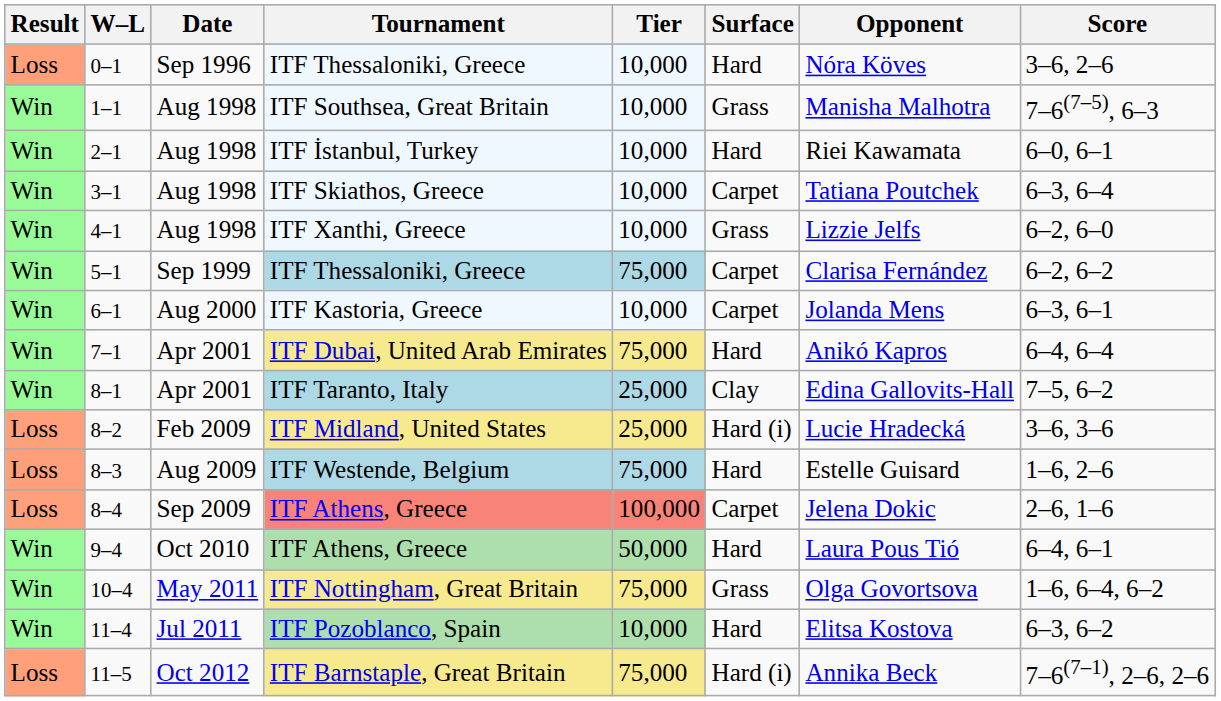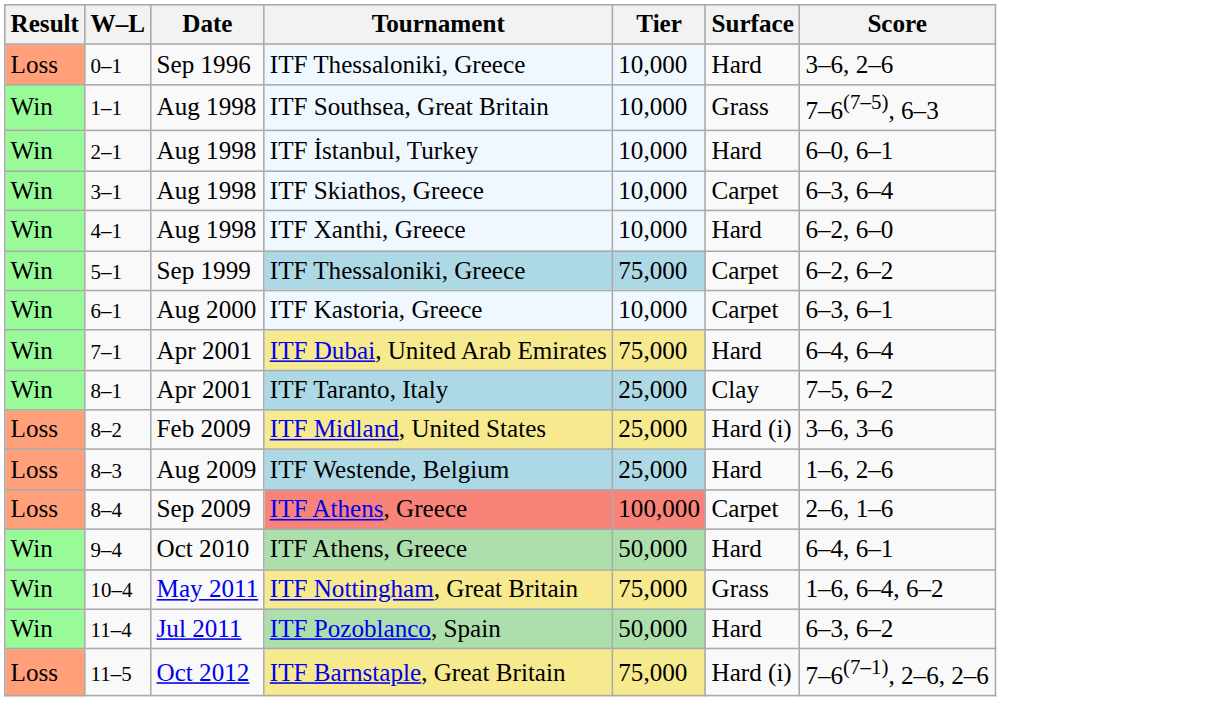- column: (910, 24)
(740, 230) Grass -> (737, 230) Hard
(653, 469) 75,000 -> (653, 469) 25,000
(653, 628) 10,000 -> (653, 628) 50,000
